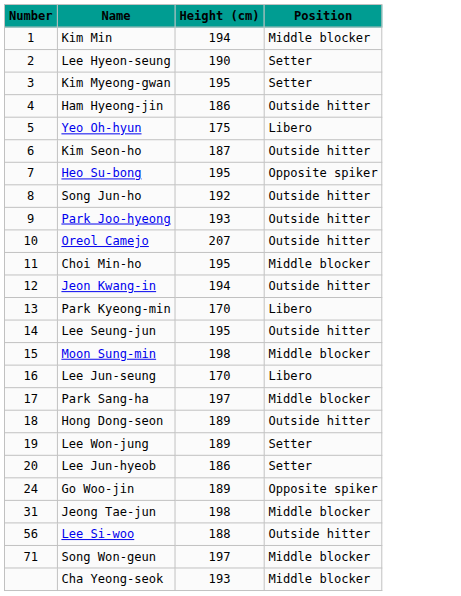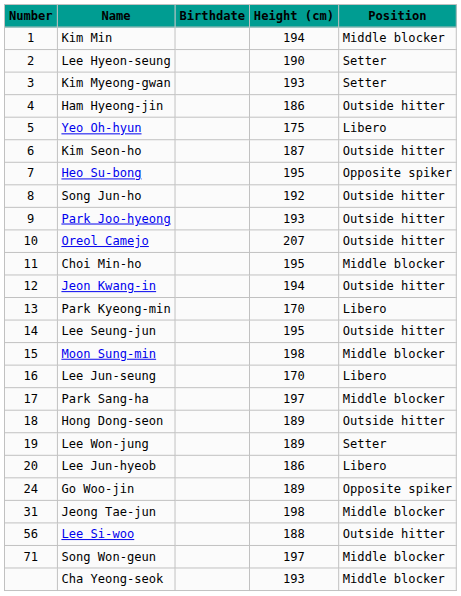+ column: (212, 16)
(220, 83) 195 -> (294, 83) 193
(290, 467) Setter -> (365, 467) Libero
